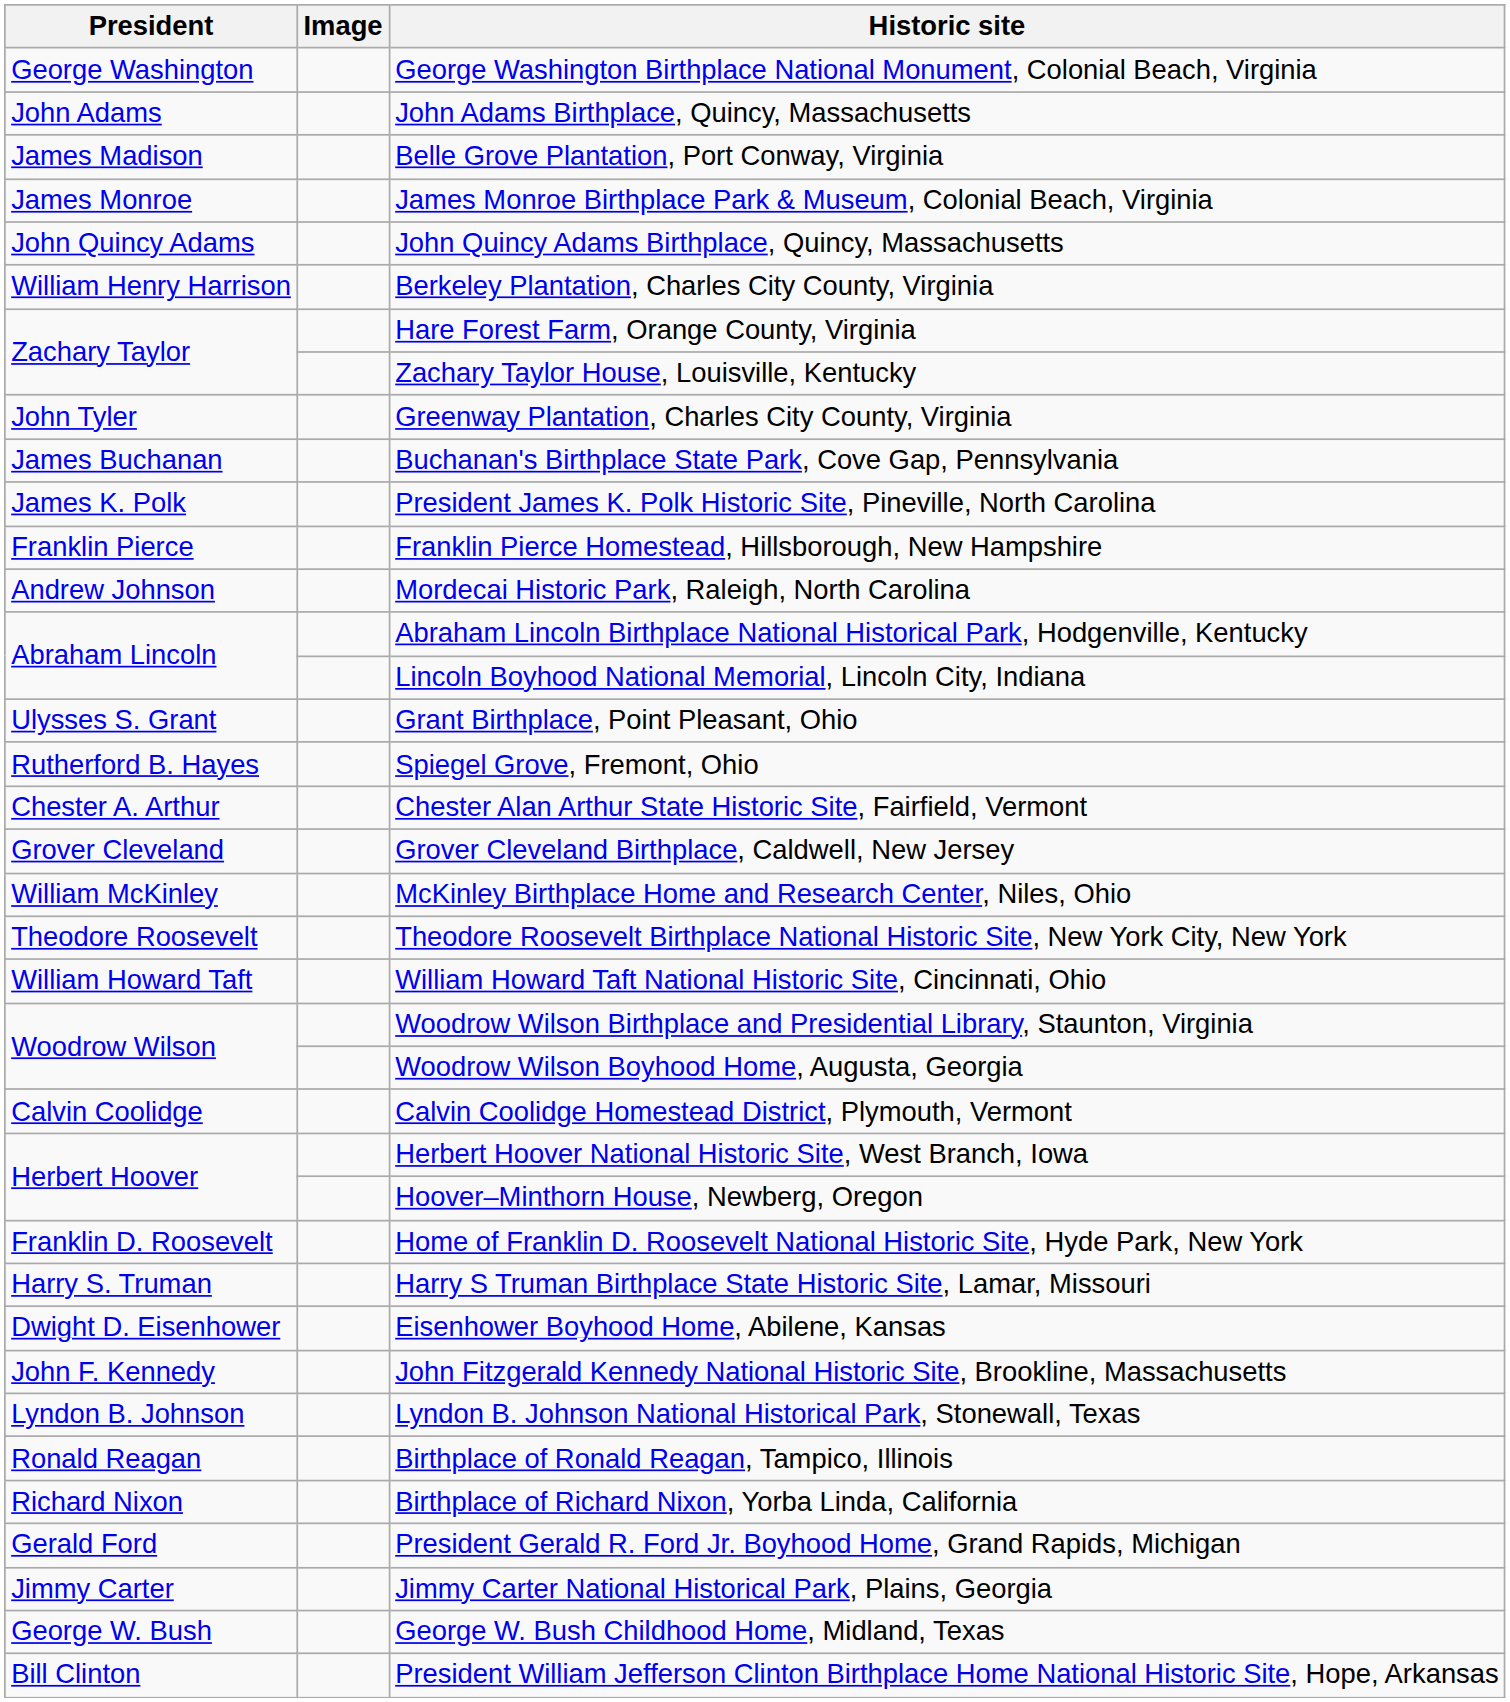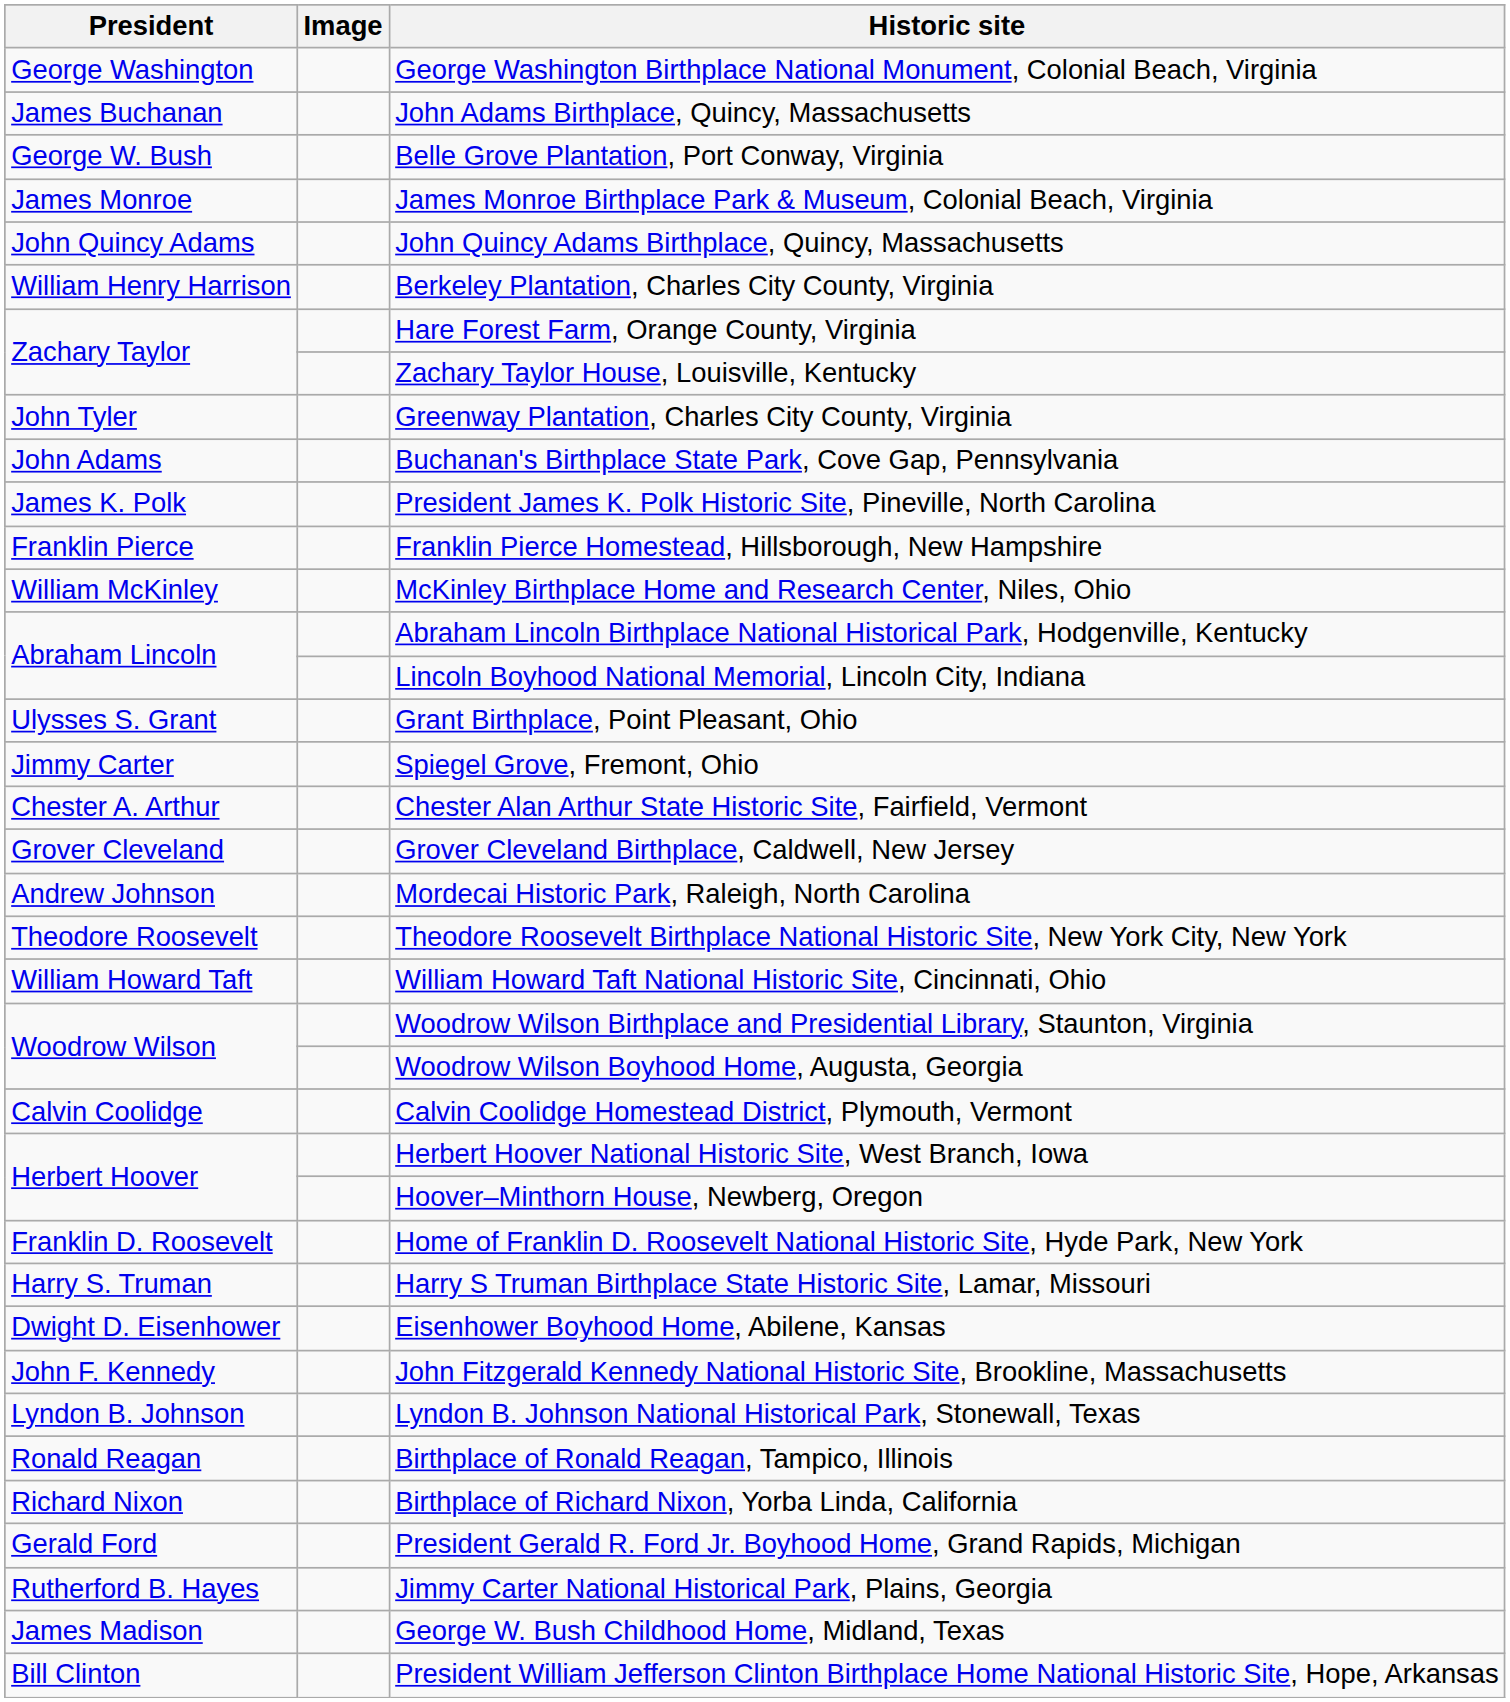(86, 112) John Adams -> (117, 112) James Buchanan
(107, 156) James Madison -> (112, 156) George W. Bush
(117, 460) James Buchanan -> (86, 460) John Adams
rows swapped: (683, 590) <-> (763, 894)
(135, 763) Rutherford B. Hayes -> (92, 763) Jimmy Carter
(92, 1588) Jimmy Carter -> (135, 1588) Rutherford B. Hayes
(112, 1631) George W. Bush -> (107, 1631) James Madison
